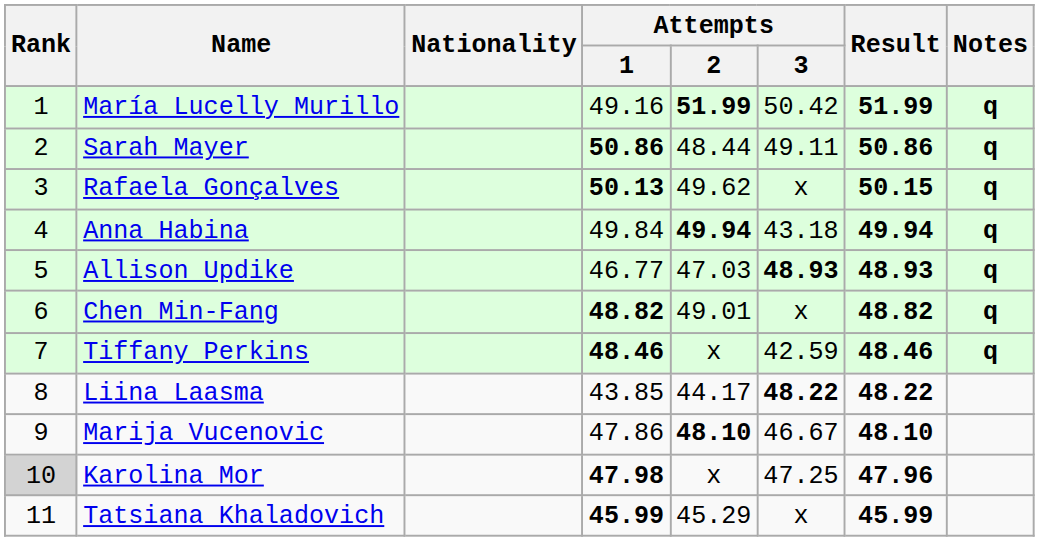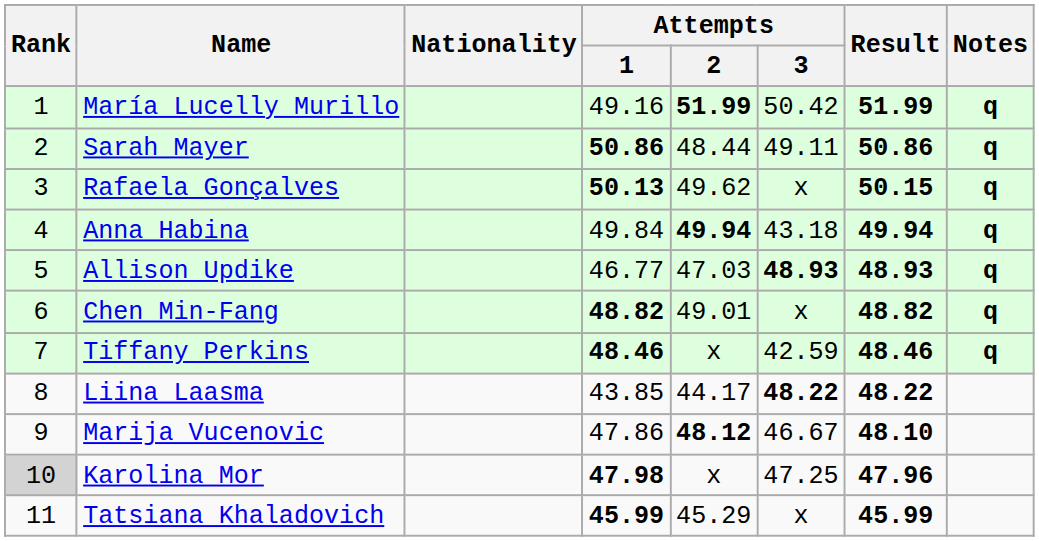(714, 434) 48.10 -> (714, 434) 48.12
